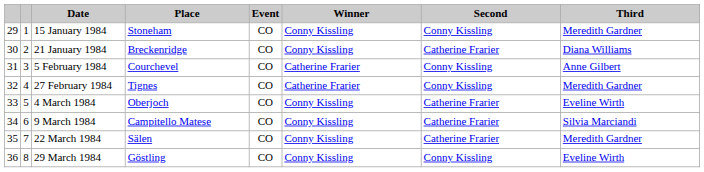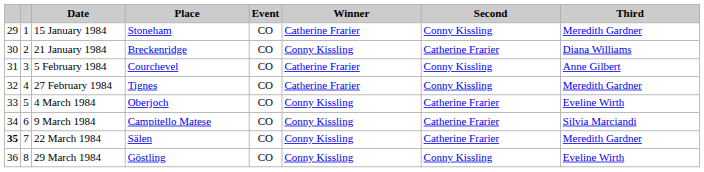(319, 31) Conny Kissling -> (322, 31) Catherine Frarier
(12, 139) normal -> (12, 139) bold
